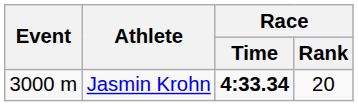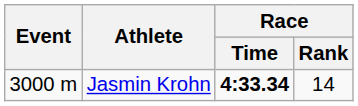(323, 85) 20 -> (323, 85) 14
